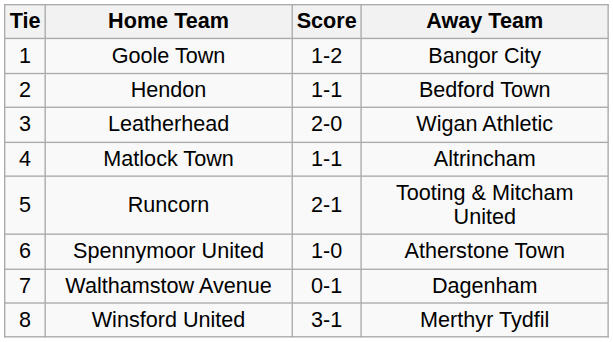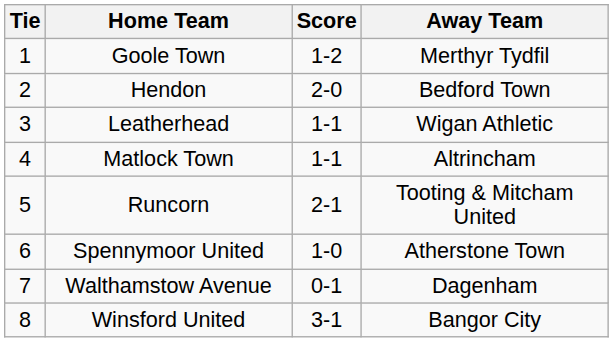(485, 55) Bangor City -> (485, 55) Merthyr Tydfil
(327, 90) 1-1 -> (327, 90) 2-0
(327, 124) 2-0 -> (327, 124) 1-1
(485, 319) Merthyr Tydfil -> (485, 319) Bangor City
